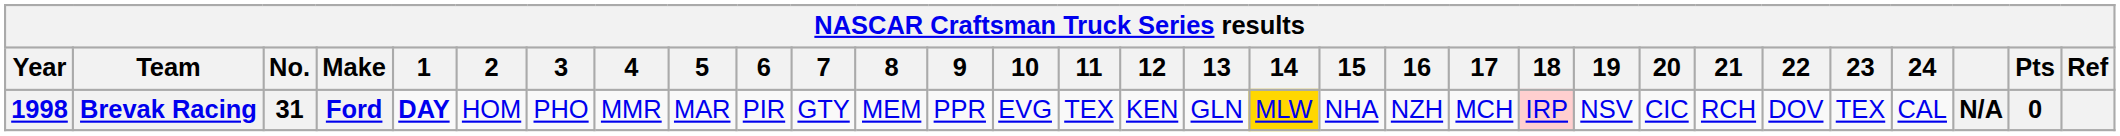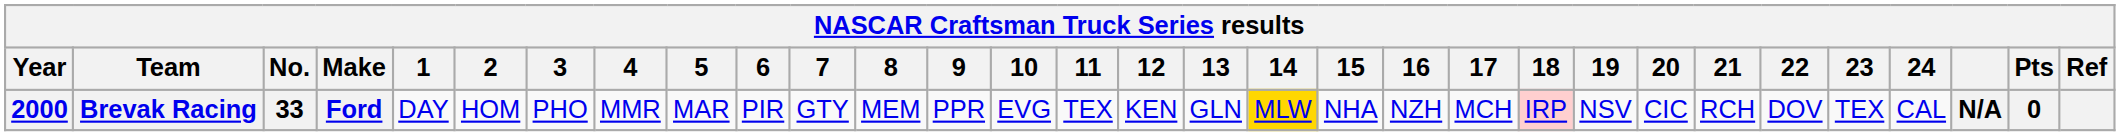(39, 110) 1998 -> (39, 110) 2000
(290, 110) 31 -> (290, 110) 33
(424, 110) bold -> (423, 110) normal
